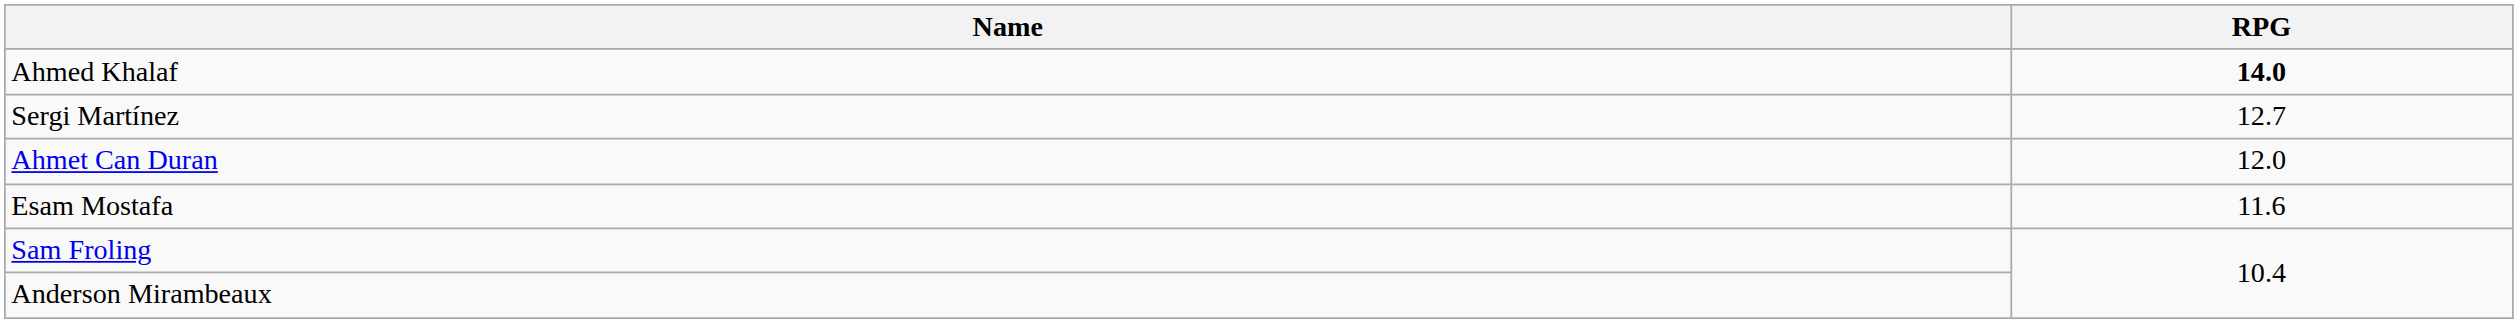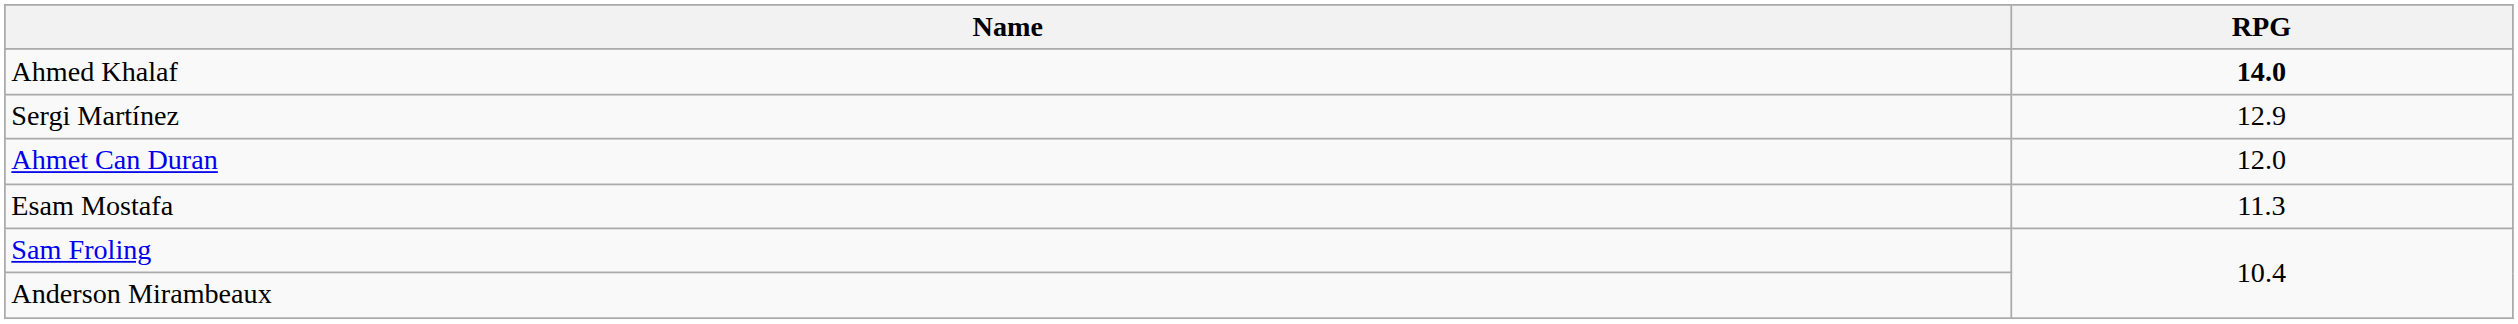(2261, 116) 12.7 -> (2261, 116) 12.9
(2261, 205) 11.6 -> (2261, 205) 11.3
